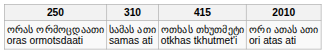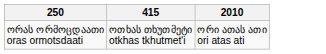- column: (132, 12)
